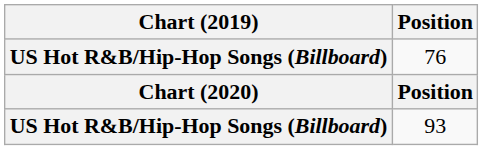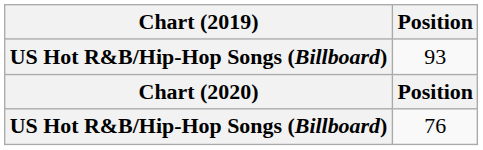rows swapped: (435, 126) <-> (435, 56)
